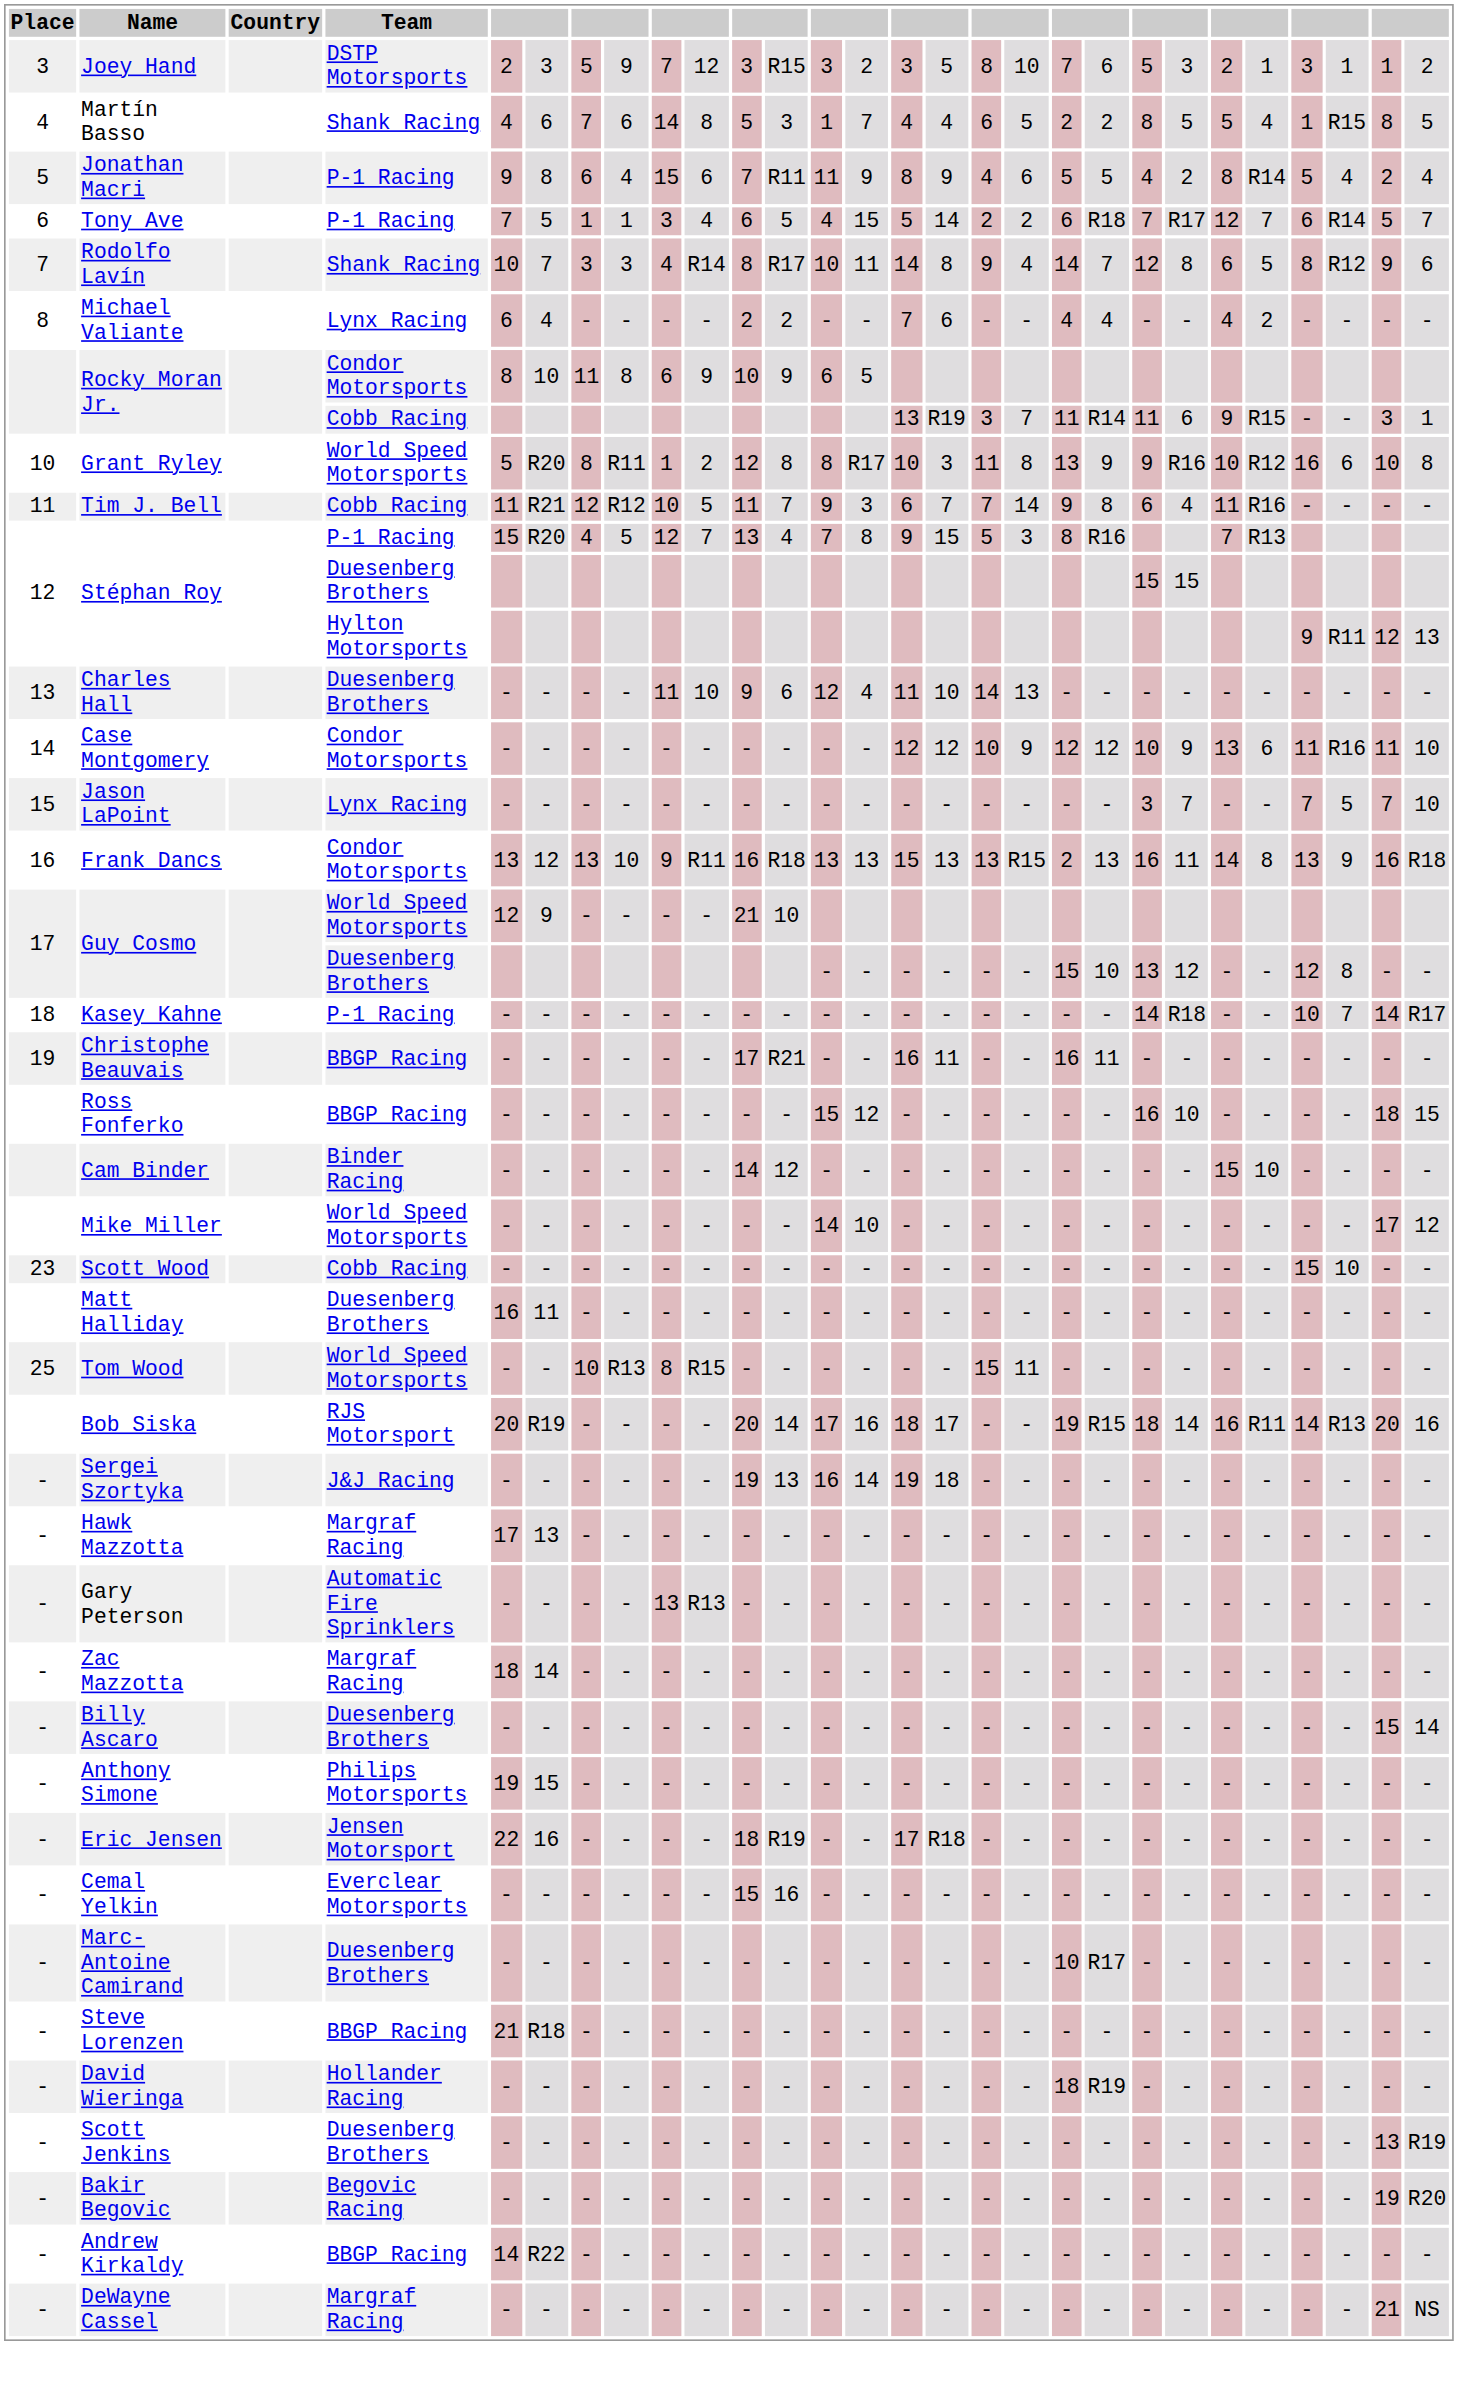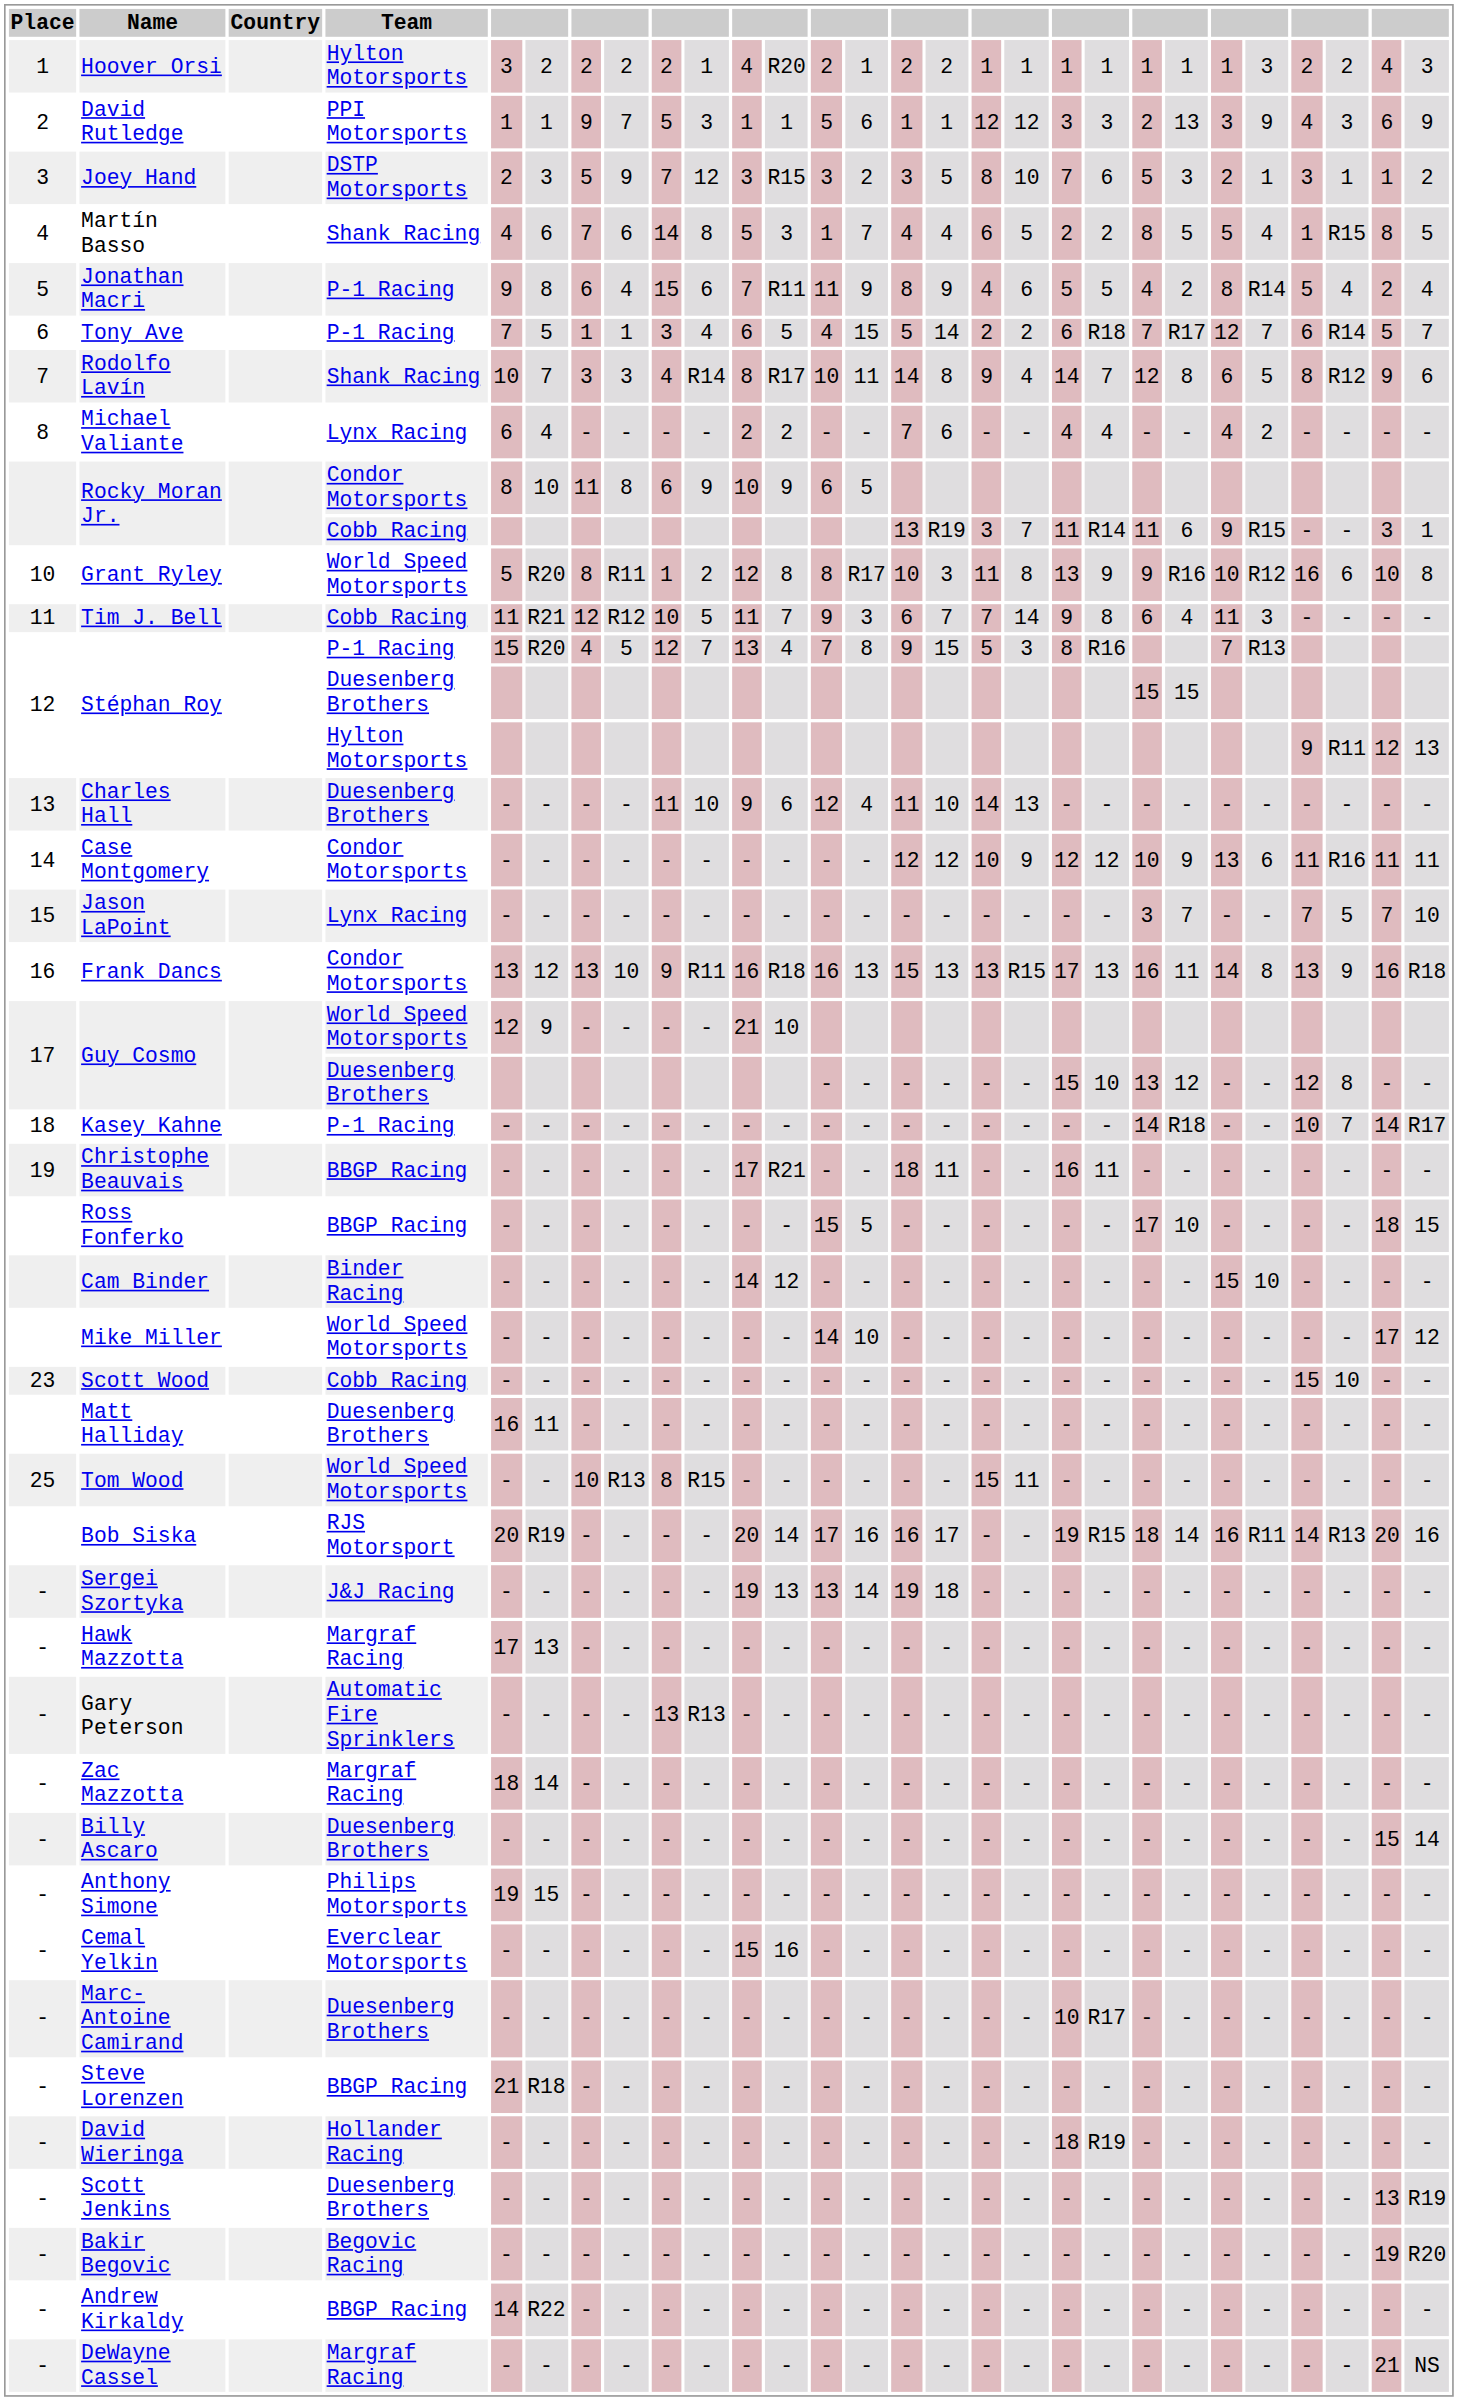+ row: (151, 66)
+ row: (132, 122)
(1267, 507) R16 -> (1267, 618) 3
(1427, 749) 10 -> (1427, 860) 11
(827, 860) 13 -> (827, 972) 16
(1067, 860) 2 -> (1067, 972) 17
(907, 1059) 16 -> (907, 1170) 18
(867, 1114) 12 -> (867, 1226) 5
(1147, 1114) 16 -> (1147, 1226) 17
(907, 1424) 18 -> (907, 1536) 16
(827, 1480) 16 -> (827, 1592) 13
- row: (151, 1839)
